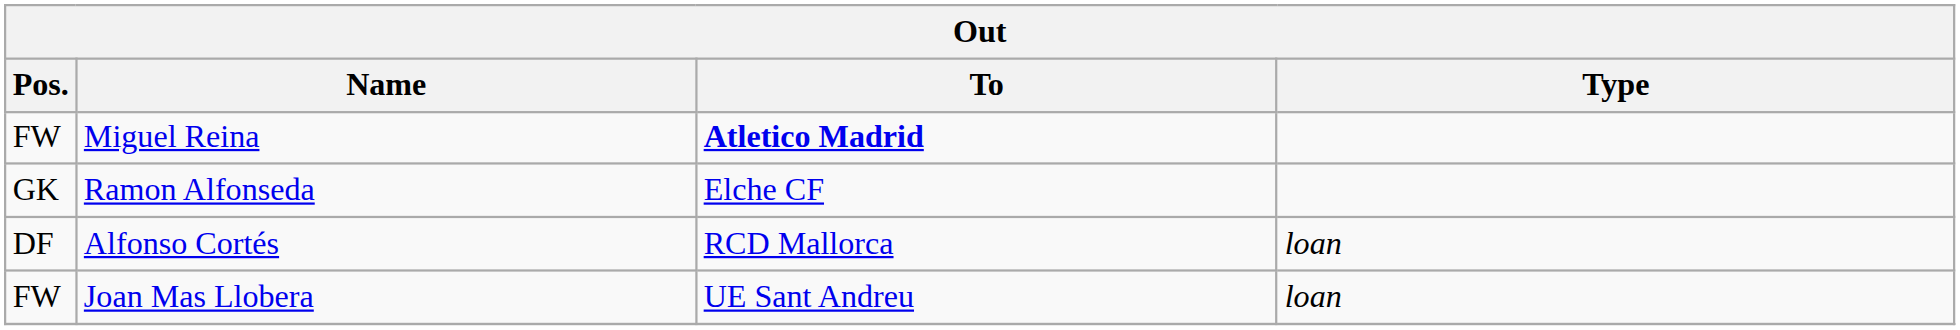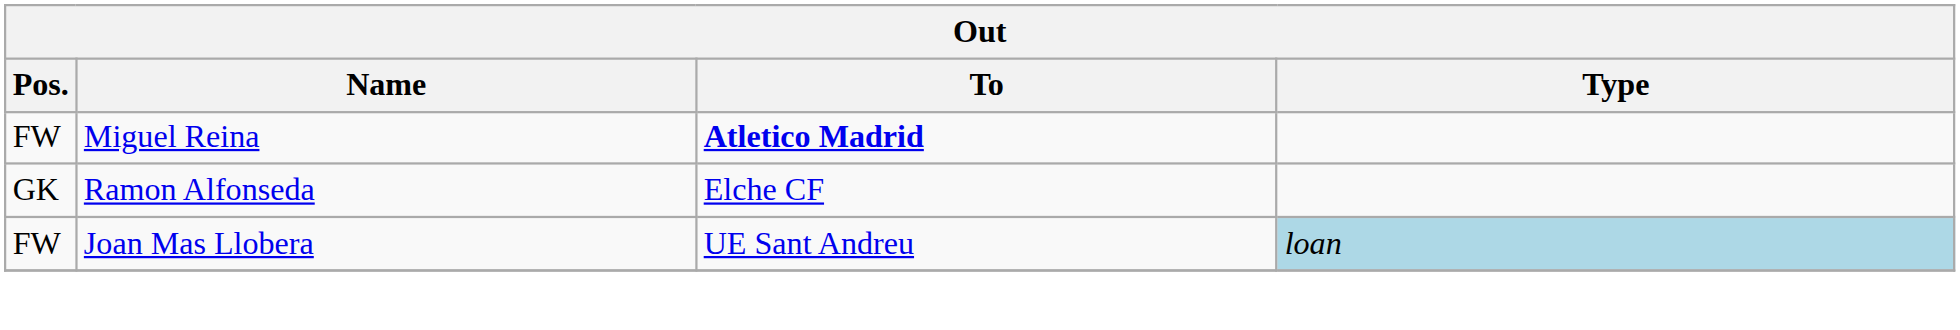- row: (181, 243)
(1313, 296) no background -> (1313, 243) lightblue background
